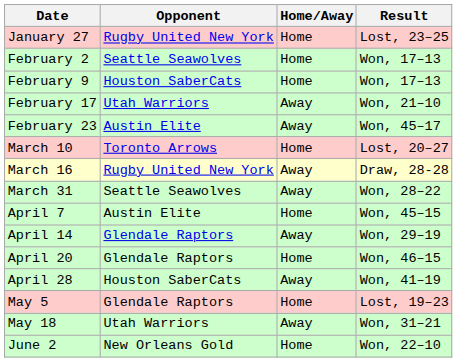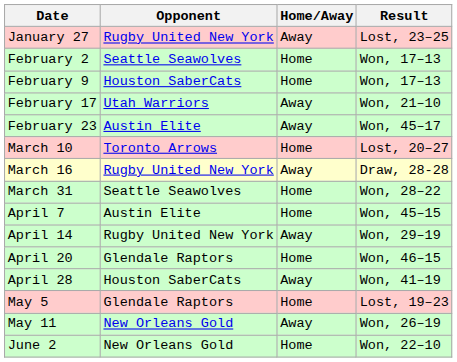(296, 38) Home -> (296, 38) Away
(296, 192) Away -> (296, 192) Home
(168, 236) Glendale Raptors -> (189, 236) Rugby United New York
+ row: (32, 324)
- row: (32, 324)
